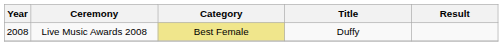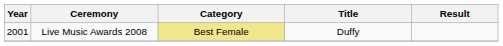(18, 32) 2008 -> (18, 32) 2001
